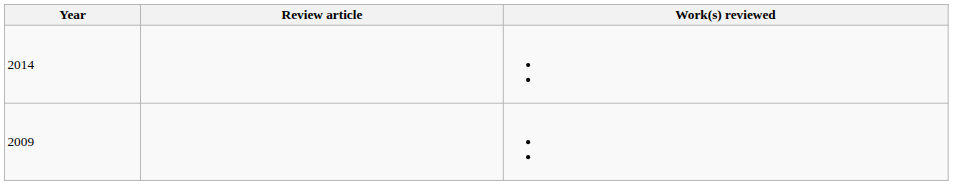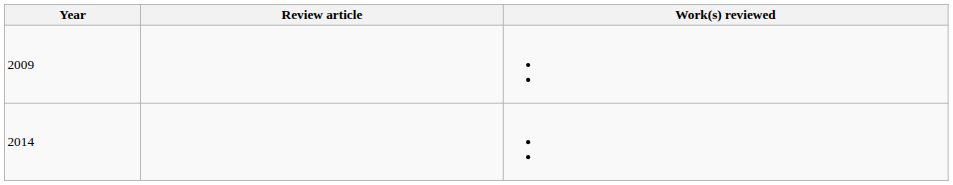rows swapped: (21, 141) <-> (21, 64)
